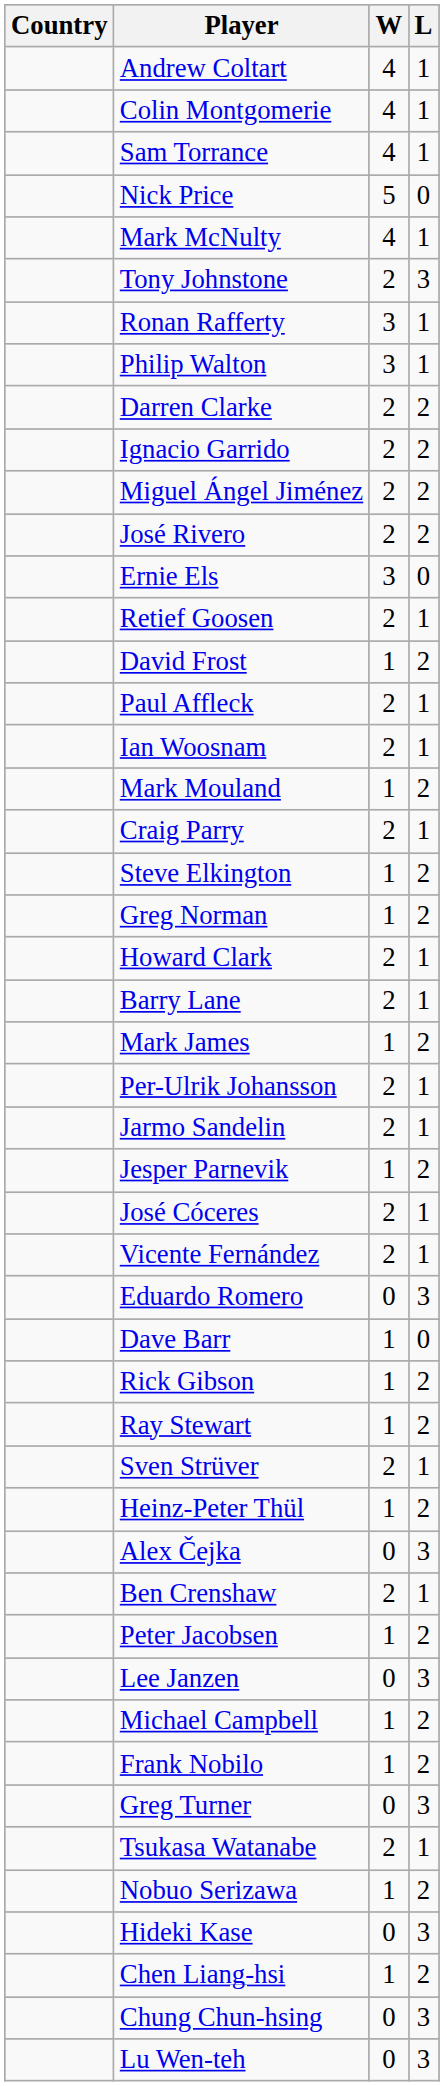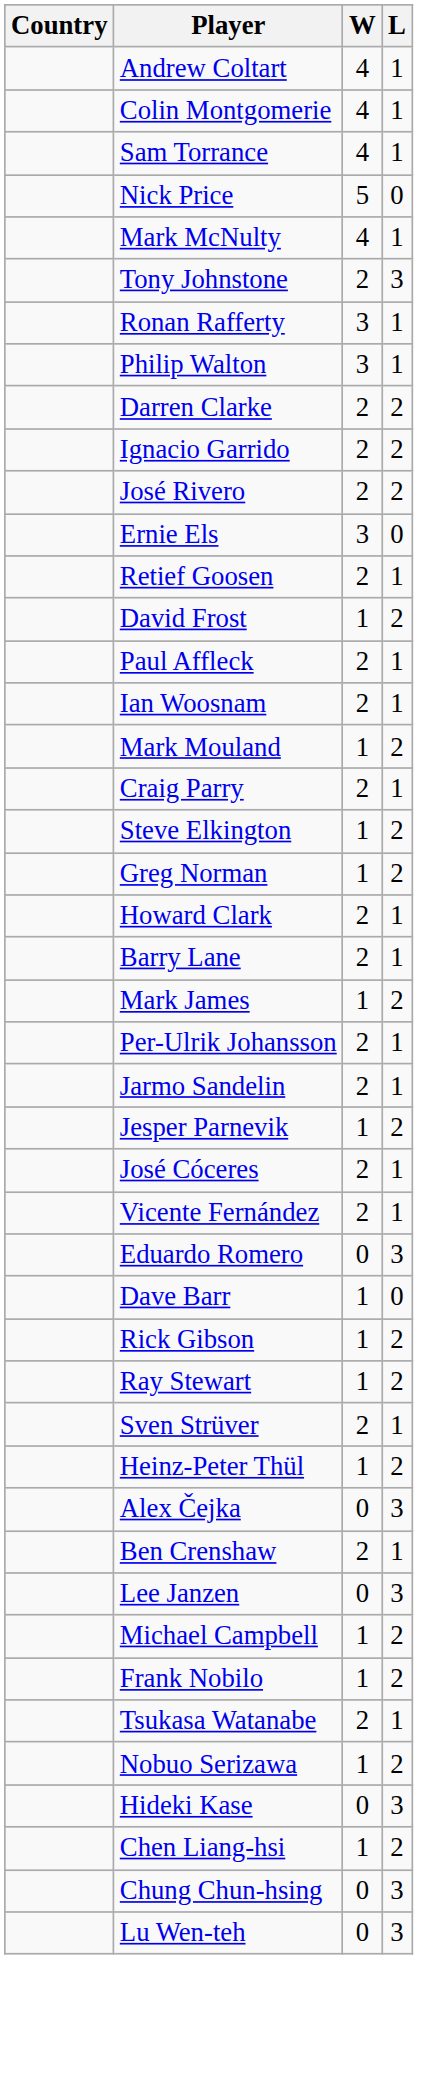- row: (242, 491)
- row: (199, 1635)
- row: (185, 1805)
